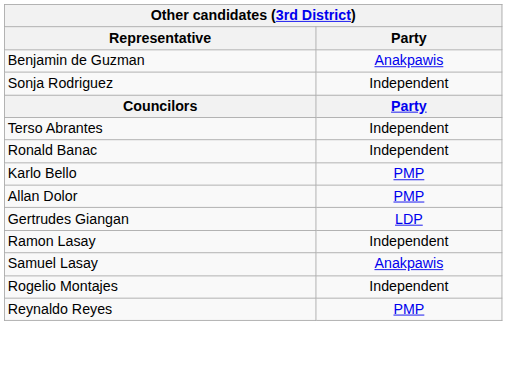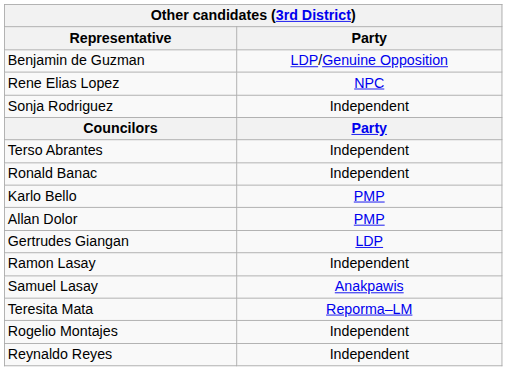(409, 60) Anakpawis -> (369, 60) LDP/Genuine Opposition
+ row: (64, 83)
+ row: (50, 309)
(409, 309) PMP -> (369, 354) Independent
